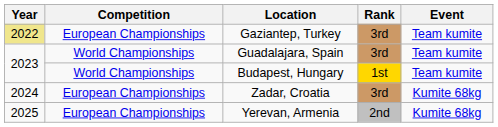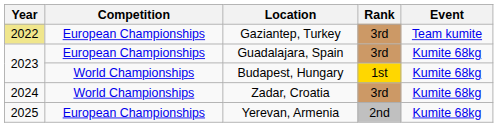(134, 54) World Championships -> (134, 54) European Championships
(447, 54) Team kumite -> (447, 54) Kumite 68kg
(447, 73) Team kumite -> (447, 73) Kumite 68kg
(134, 93) European Championships -> (134, 93) World Championships
